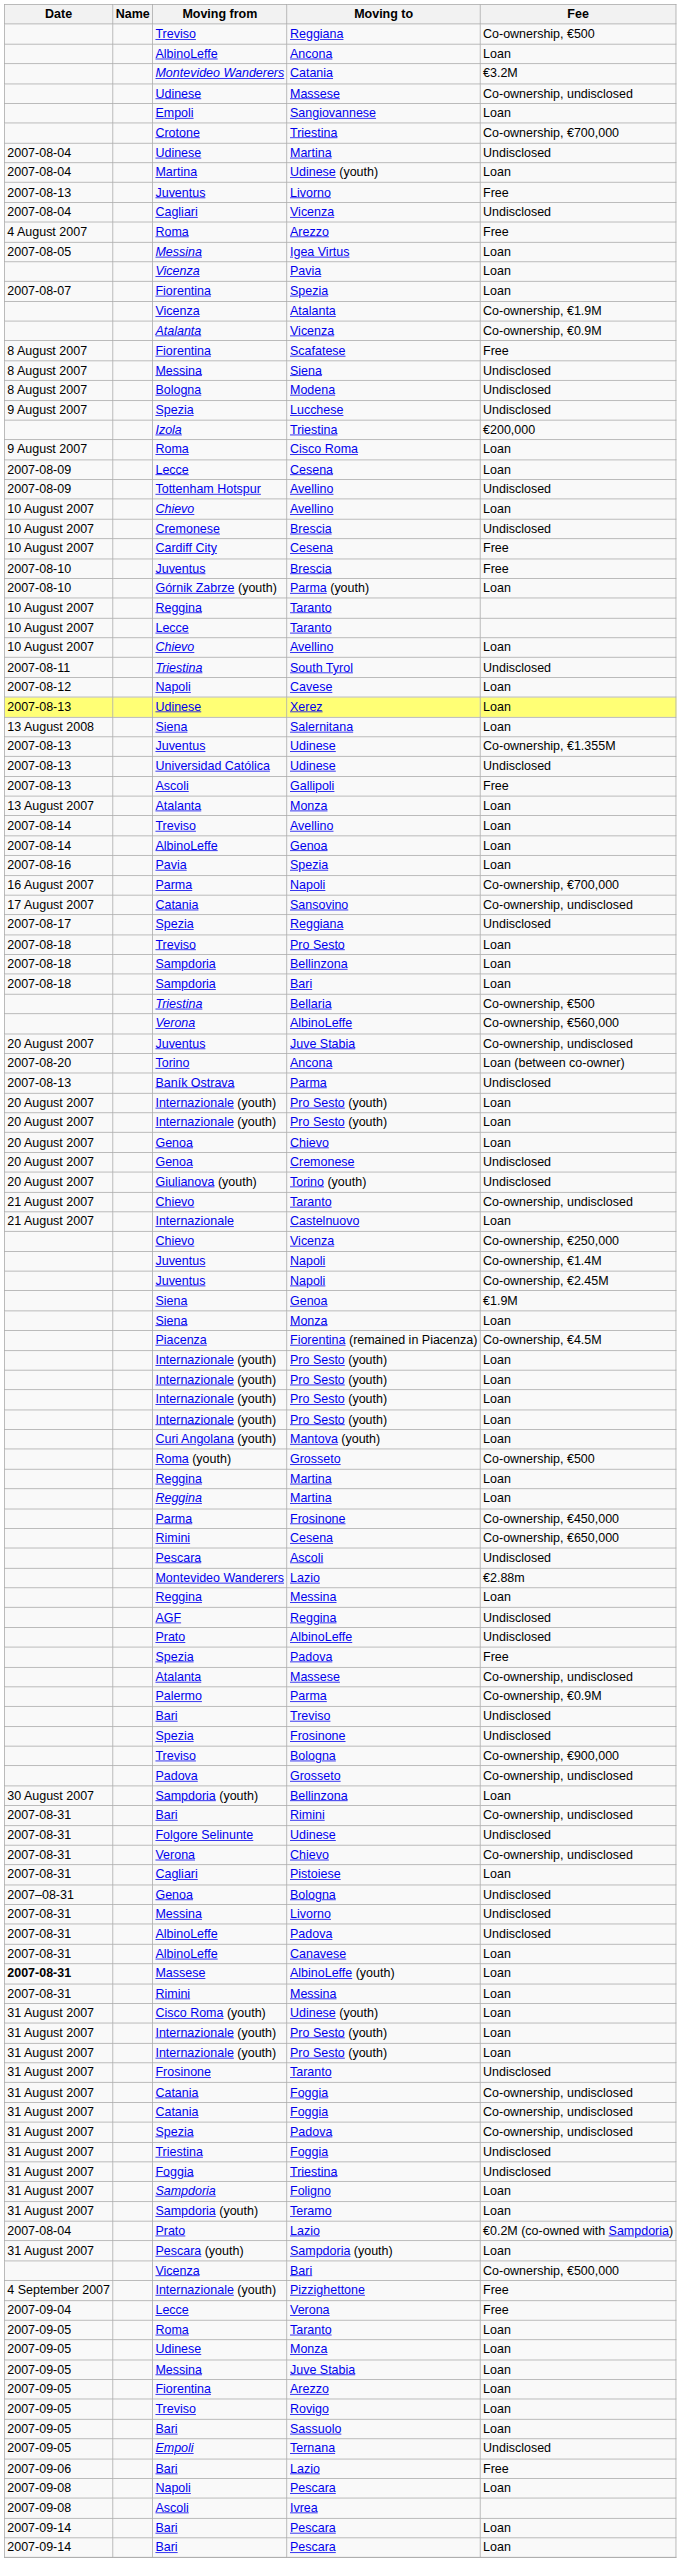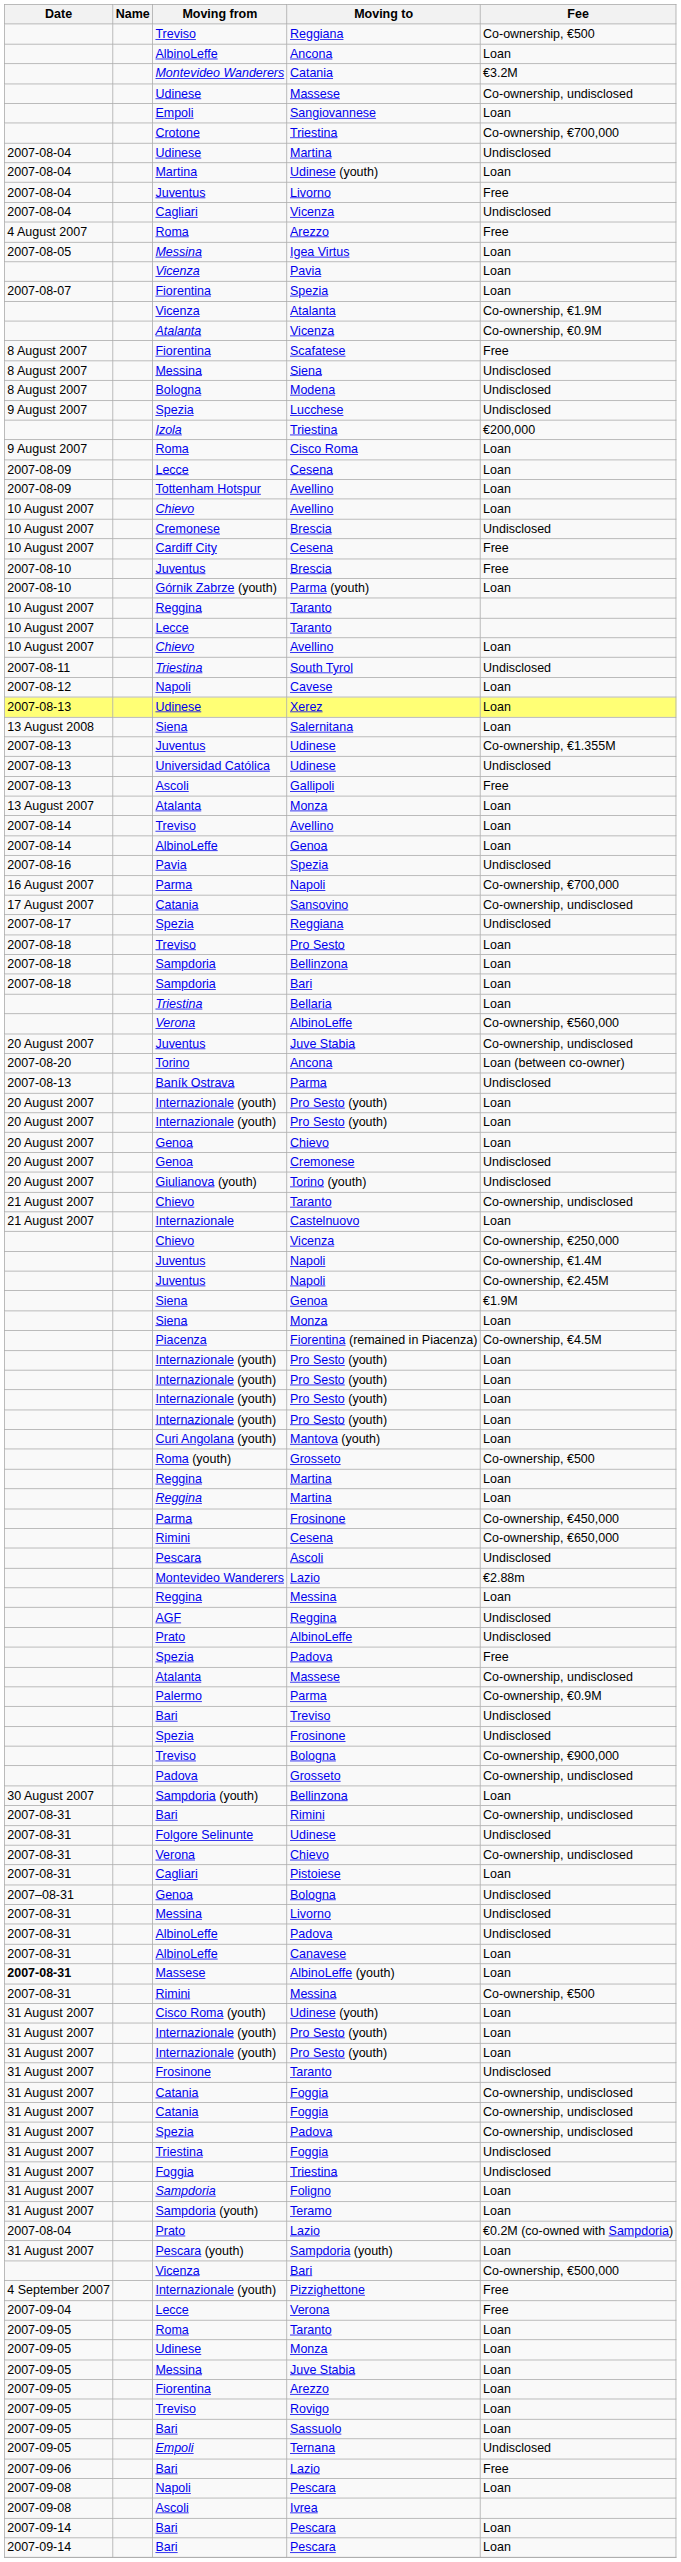(39, 192) 2007-08-13 -> (39, 192) 2007-08-04
(517, 489) Undisclosed -> (497, 489) Loan
(497, 865) Loan -> (517, 865) Undisclosed
(539, 1004) Co-ownership, €500 -> (497, 1004) Loan
(497, 1993) Loan -> (539, 1993) Co-ownership, €500
